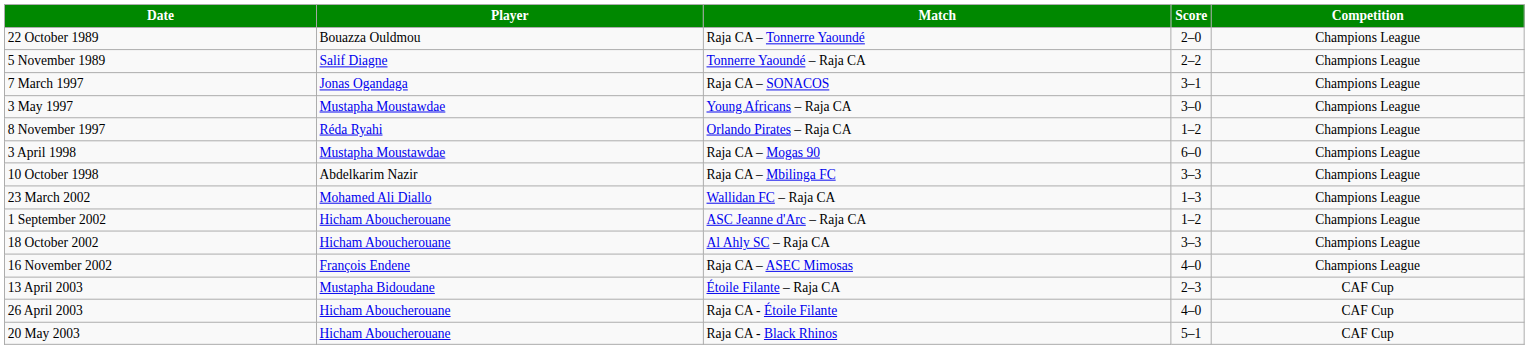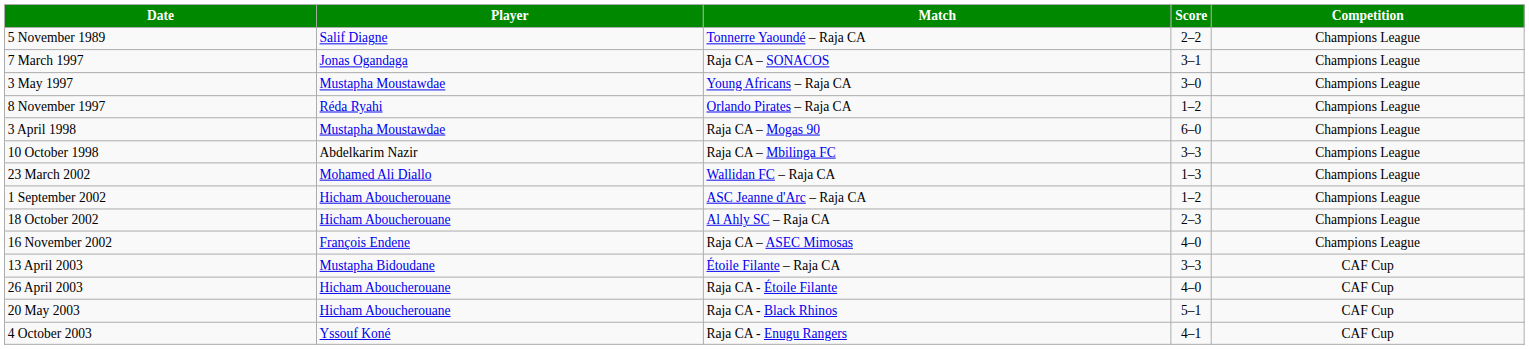- row: (53, 38)
(1191, 242) 3–3 -> (1191, 220) 2–3
(1191, 288) 2–3 -> (1191, 265) 3–3
+ row: (50, 333)
